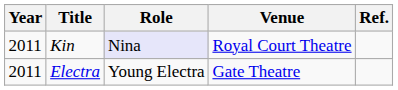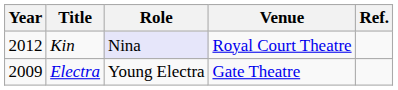(25, 44) 2011 -> (25, 44) 2012
(25, 71) 2011 -> (25, 71) 2009
